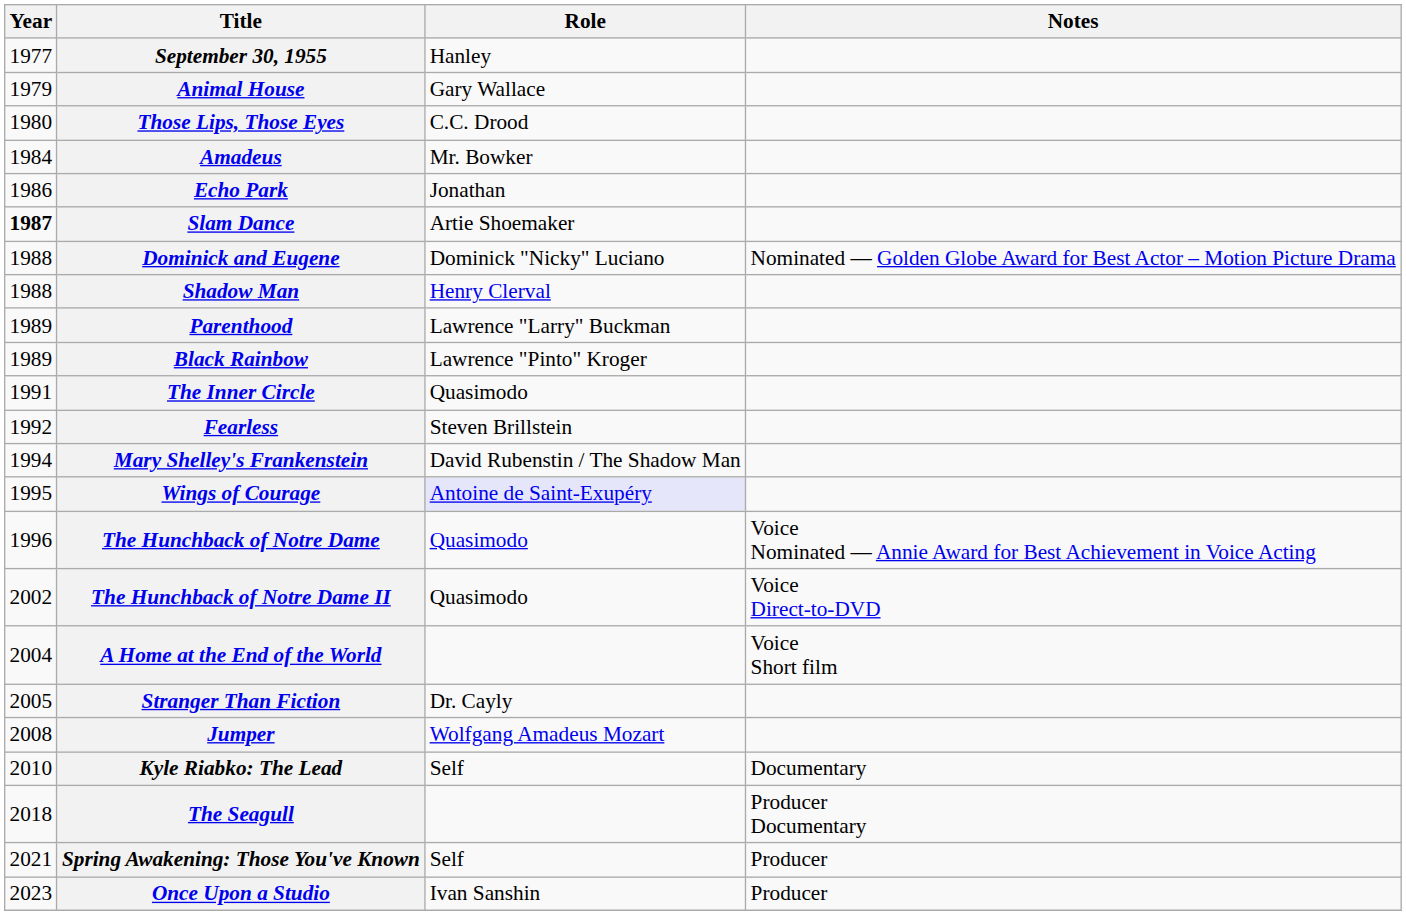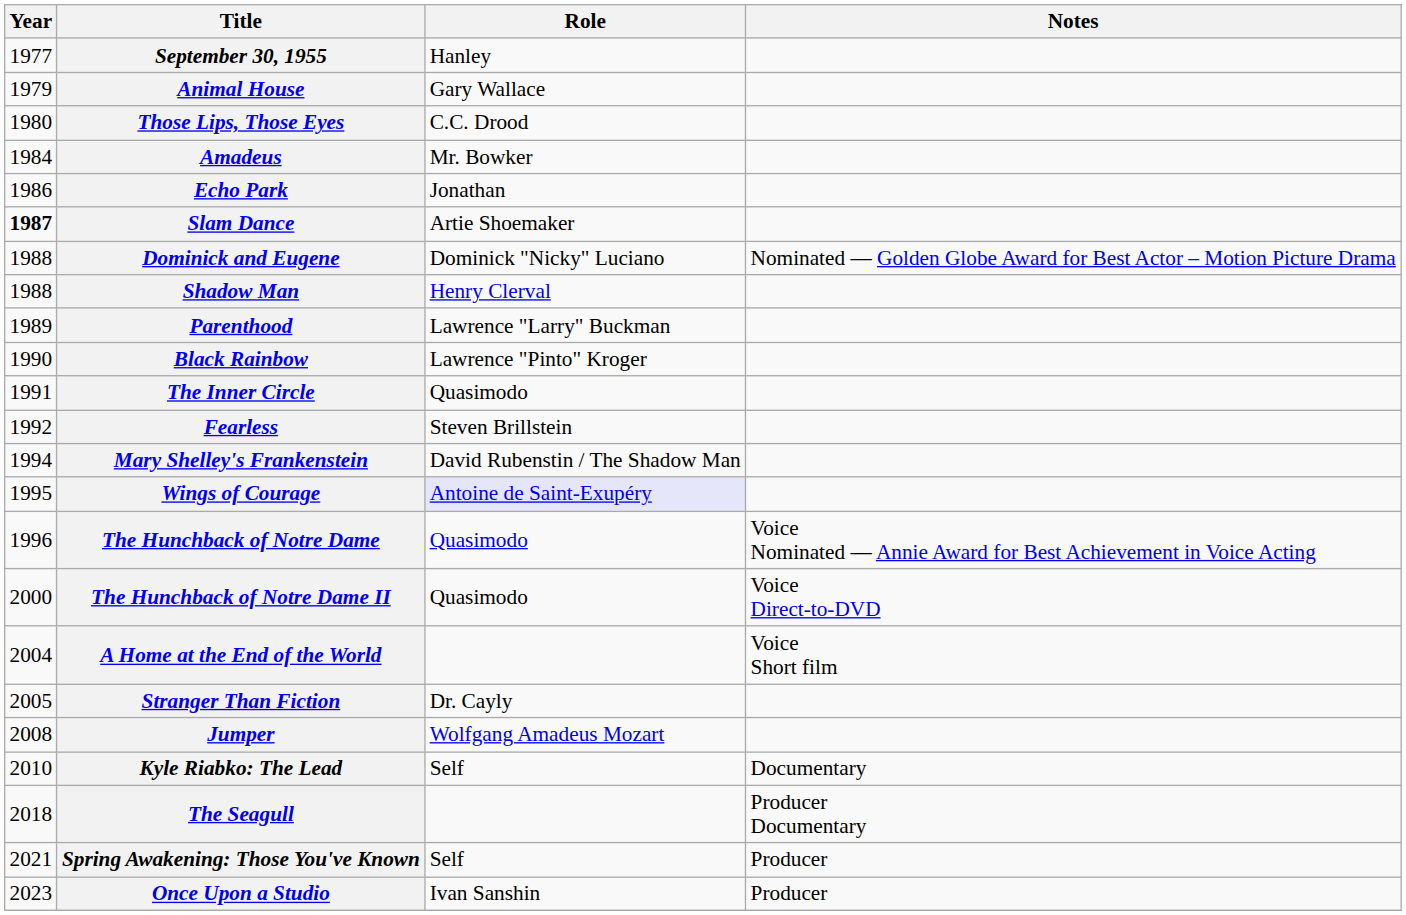(31, 358) 1989 -> (31, 358) 1990
(31, 597) 2002 -> (31, 597) 2000
